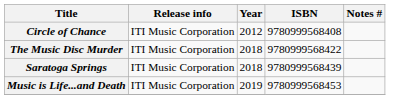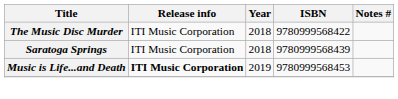- row: (66, 31)
(183, 85) normal -> (187, 67) bold
